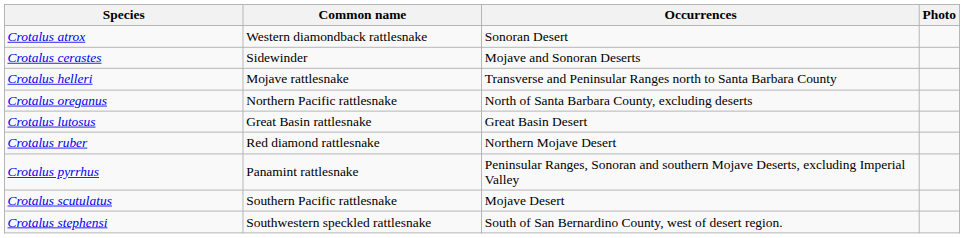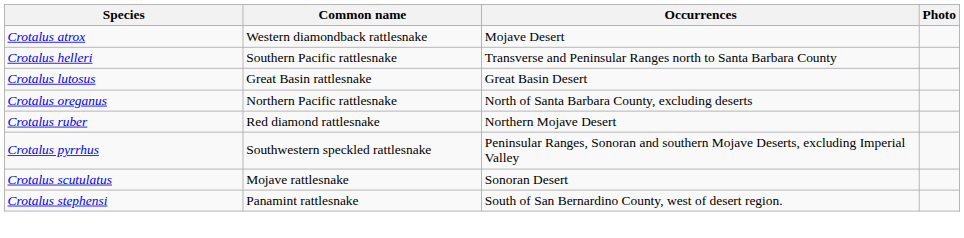(526, 36) Sonoran Desert -> (525, 36) Mojave Desert
- row: (54, 57)
(298, 79) Mojave rattlesnake -> (322, 57) Southern Pacific rattlesnake
rows swapped: (52, 121) <-> (57, 100)
(302, 171) Panamint rattlesnake -> (339, 150) Southwestern speckled rattlesnake
(322, 200) Southern Pacific rattlesnake -> (298, 179) Mojave rattlesnake
(525, 200) Mojave Desert -> (526, 179) Sonoran Desert
(339, 222) Southwestern speckled rattlesnake -> (302, 200) Panamint rattlesnake
